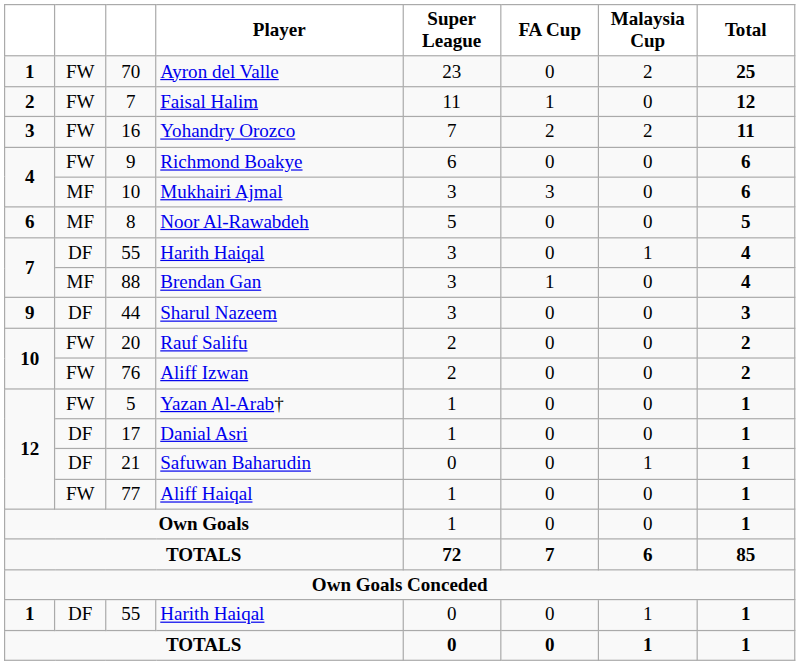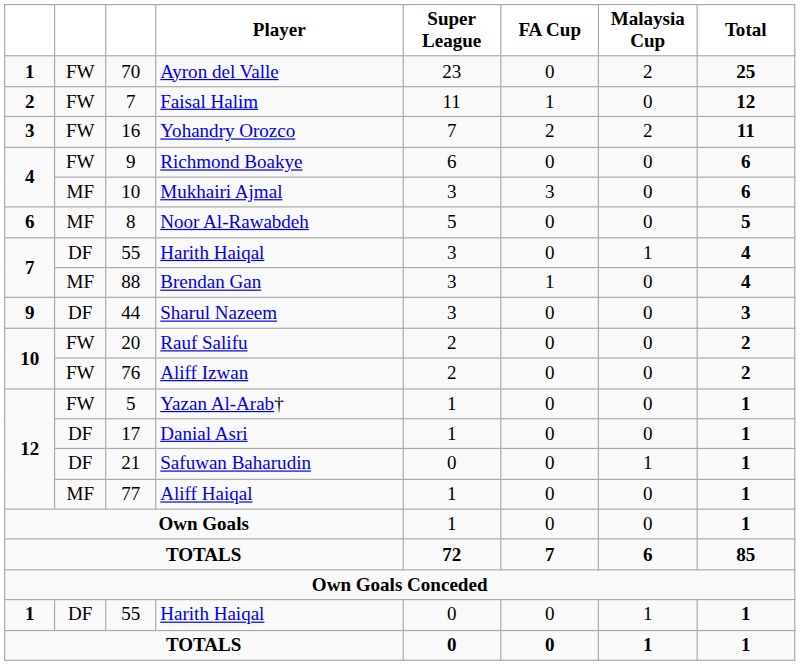(80, 493) FW -> (80, 493) MF
